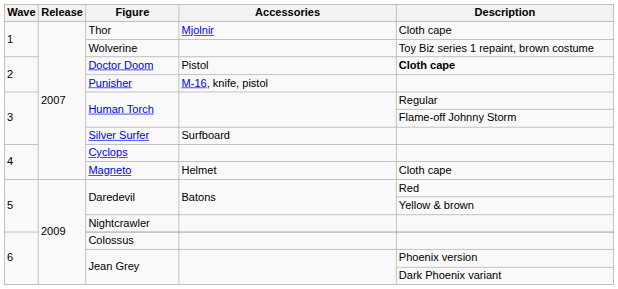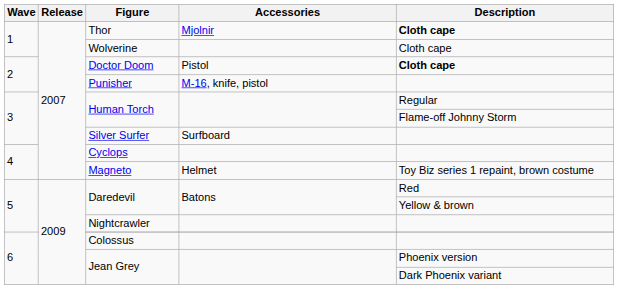(425, 30) normal -> (427, 30) bold
(496, 48) Toy Biz series 1 repaint, brown costume -> (425, 48) Cloth cape
(425, 170) Cloth cape -> (496, 170) Toy Biz series 1 repaint, brown costume
